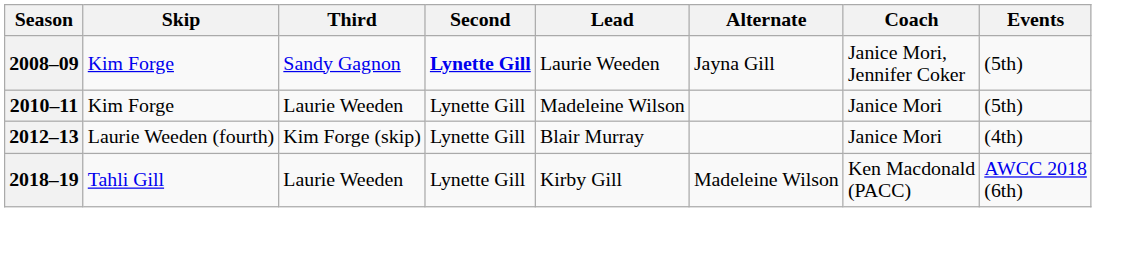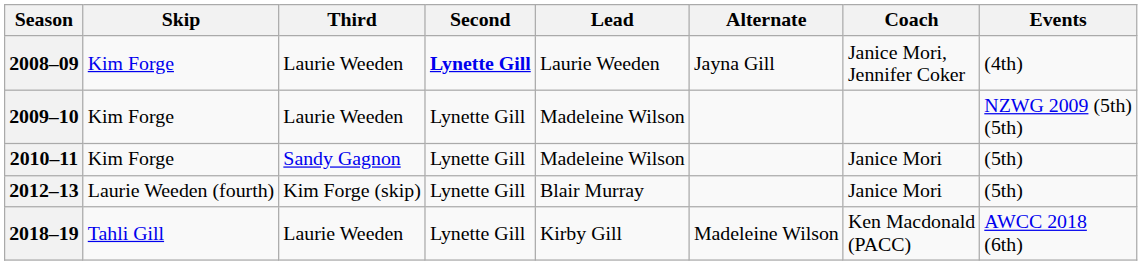(342, 62) Sandy Gagnon -> (343, 62) Laurie Weeden
(1004, 62) (5th) -> (1004, 62) (4th)
+ row: (44, 116)
(343, 105) Laurie Weeden -> (342, 159) Sandy Gagnon
(1004, 136) (4th) -> (1004, 190) (5th)
